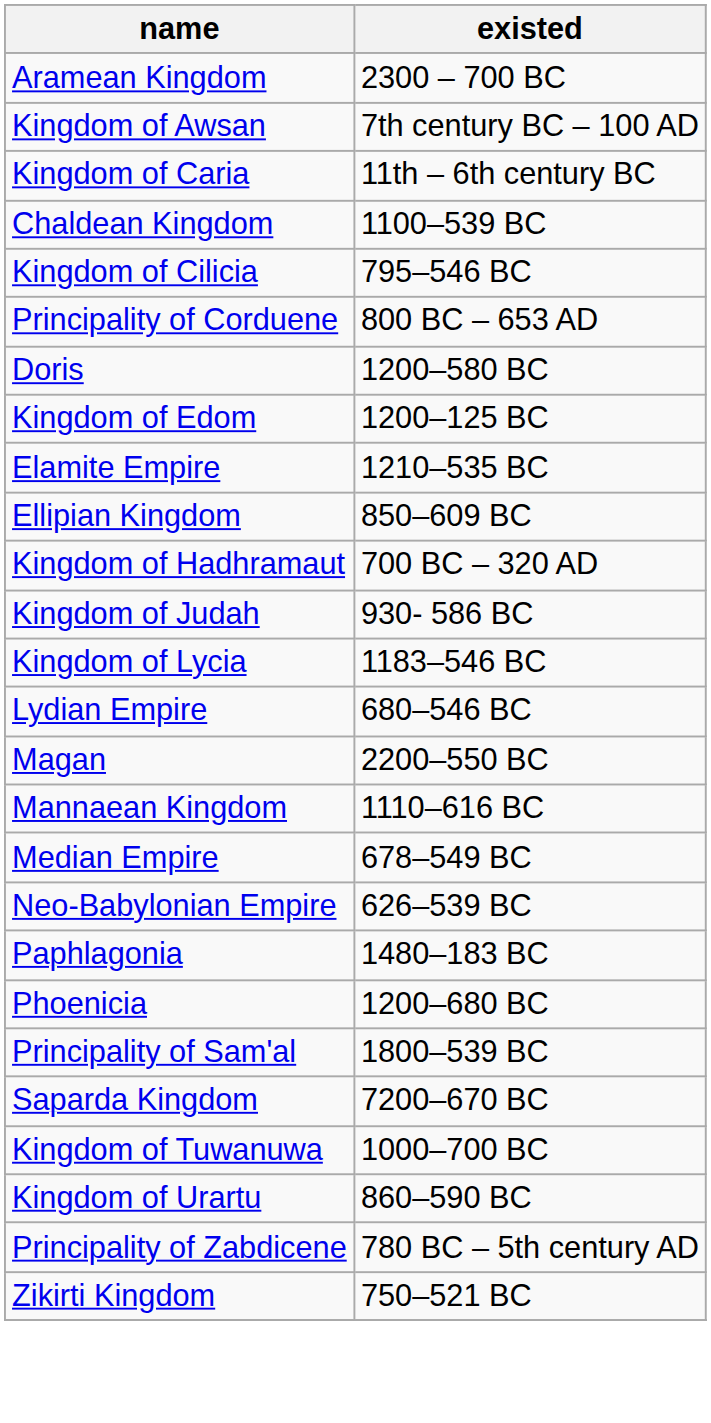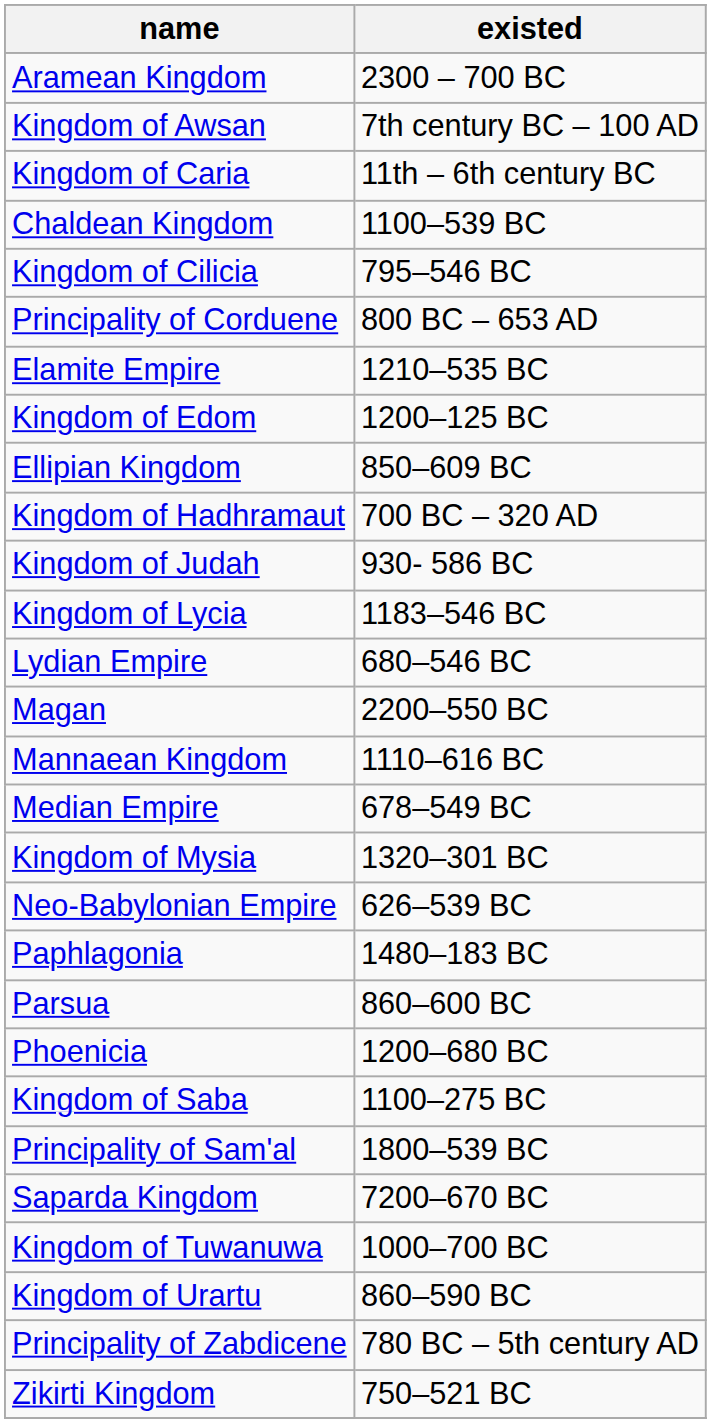- row: (48, 369)
rows swapped: (134, 418) <-> (116, 467)
+ row: (134, 857)
+ row: (61, 1003)
+ row: (130, 1100)
